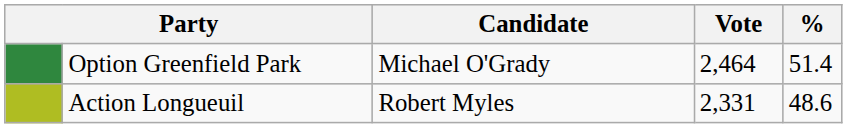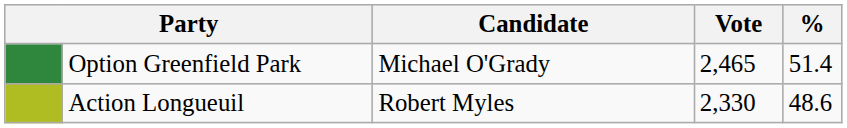(728, 63) 2,464 -> (728, 63) 2,465
(728, 102) 2,331 -> (728, 102) 2,330
